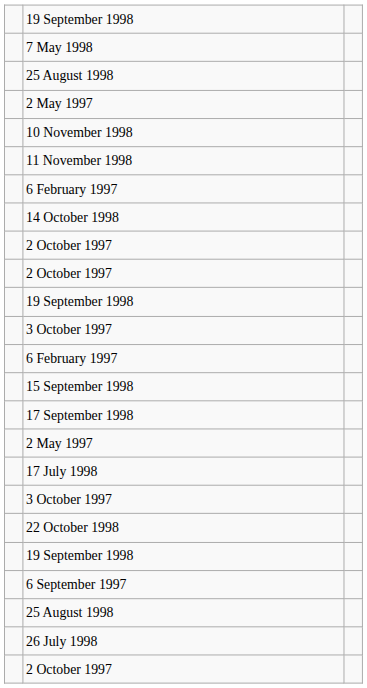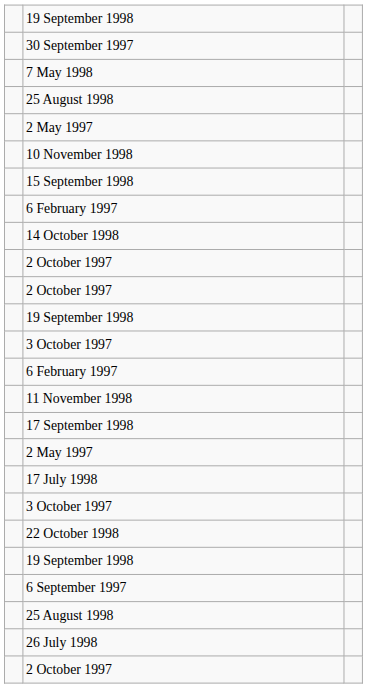+ row: (14, 46)
rows swapped: (14, 161) <-> (14, 387)
